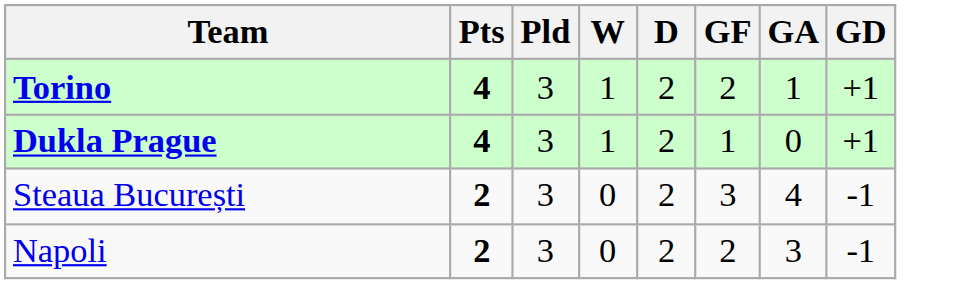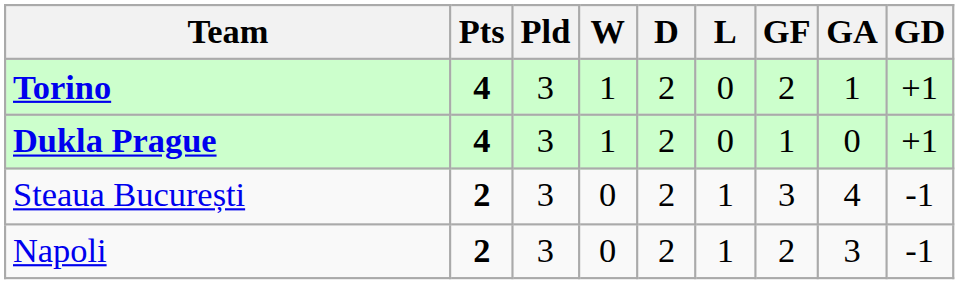+ column: (725, 31)
